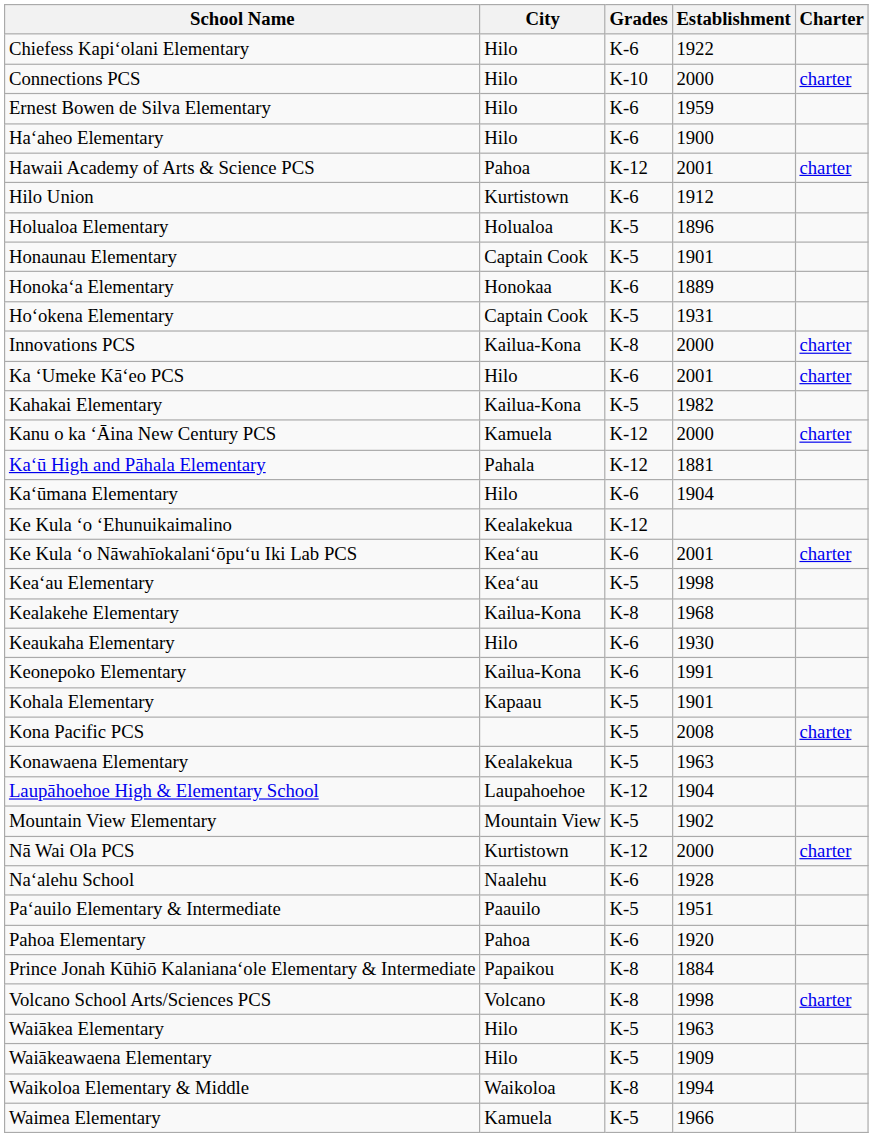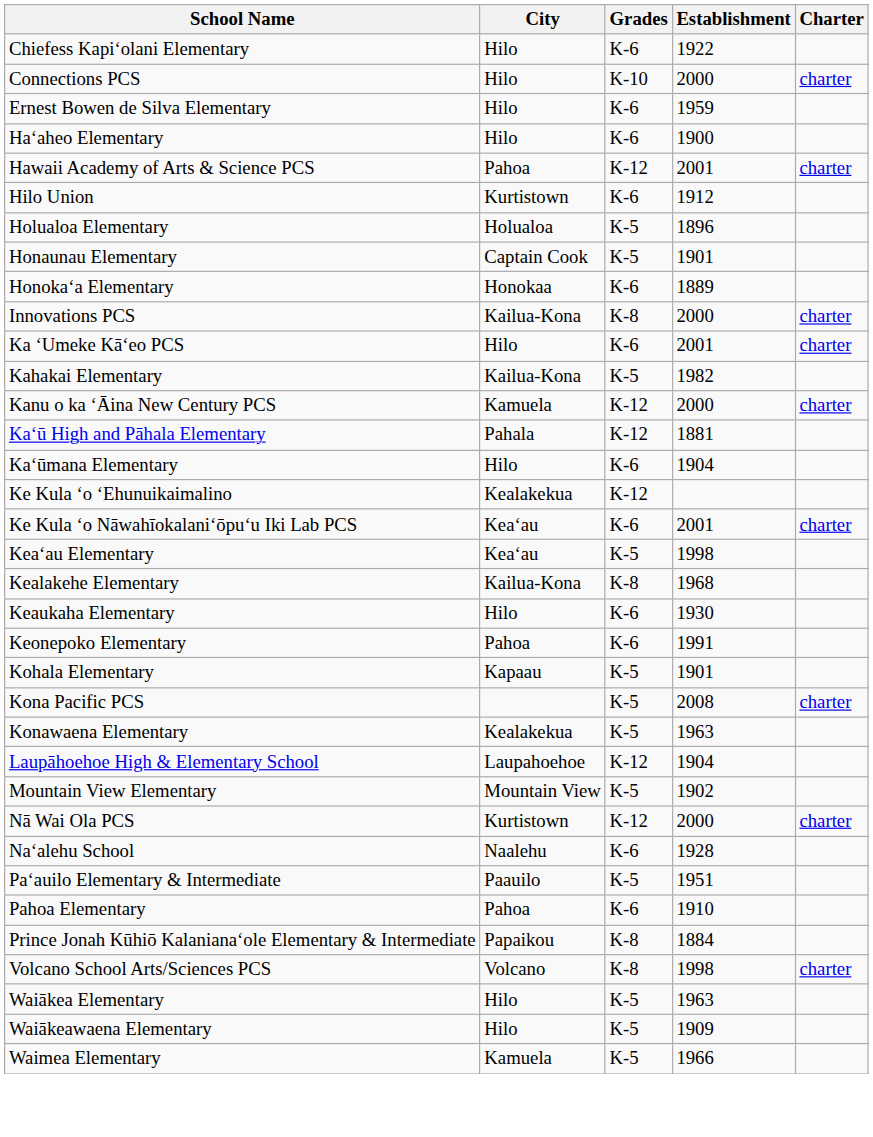- row: (91, 316)
(533, 672) Kailua-Kona -> (507, 642) Pahoa
(695, 939) 1920 -> (695, 910) 1910
- row: (129, 1088)
